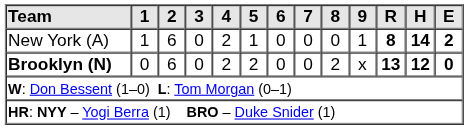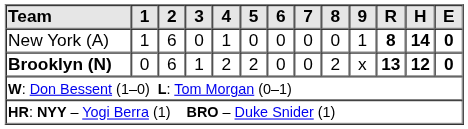(226, 40) 2 -> (226, 40) 1
(254, 40) 1 -> (254, 40) 0
(449, 40) 2 -> (449, 40) 0
(199, 64) 0 -> (199, 64) 1
